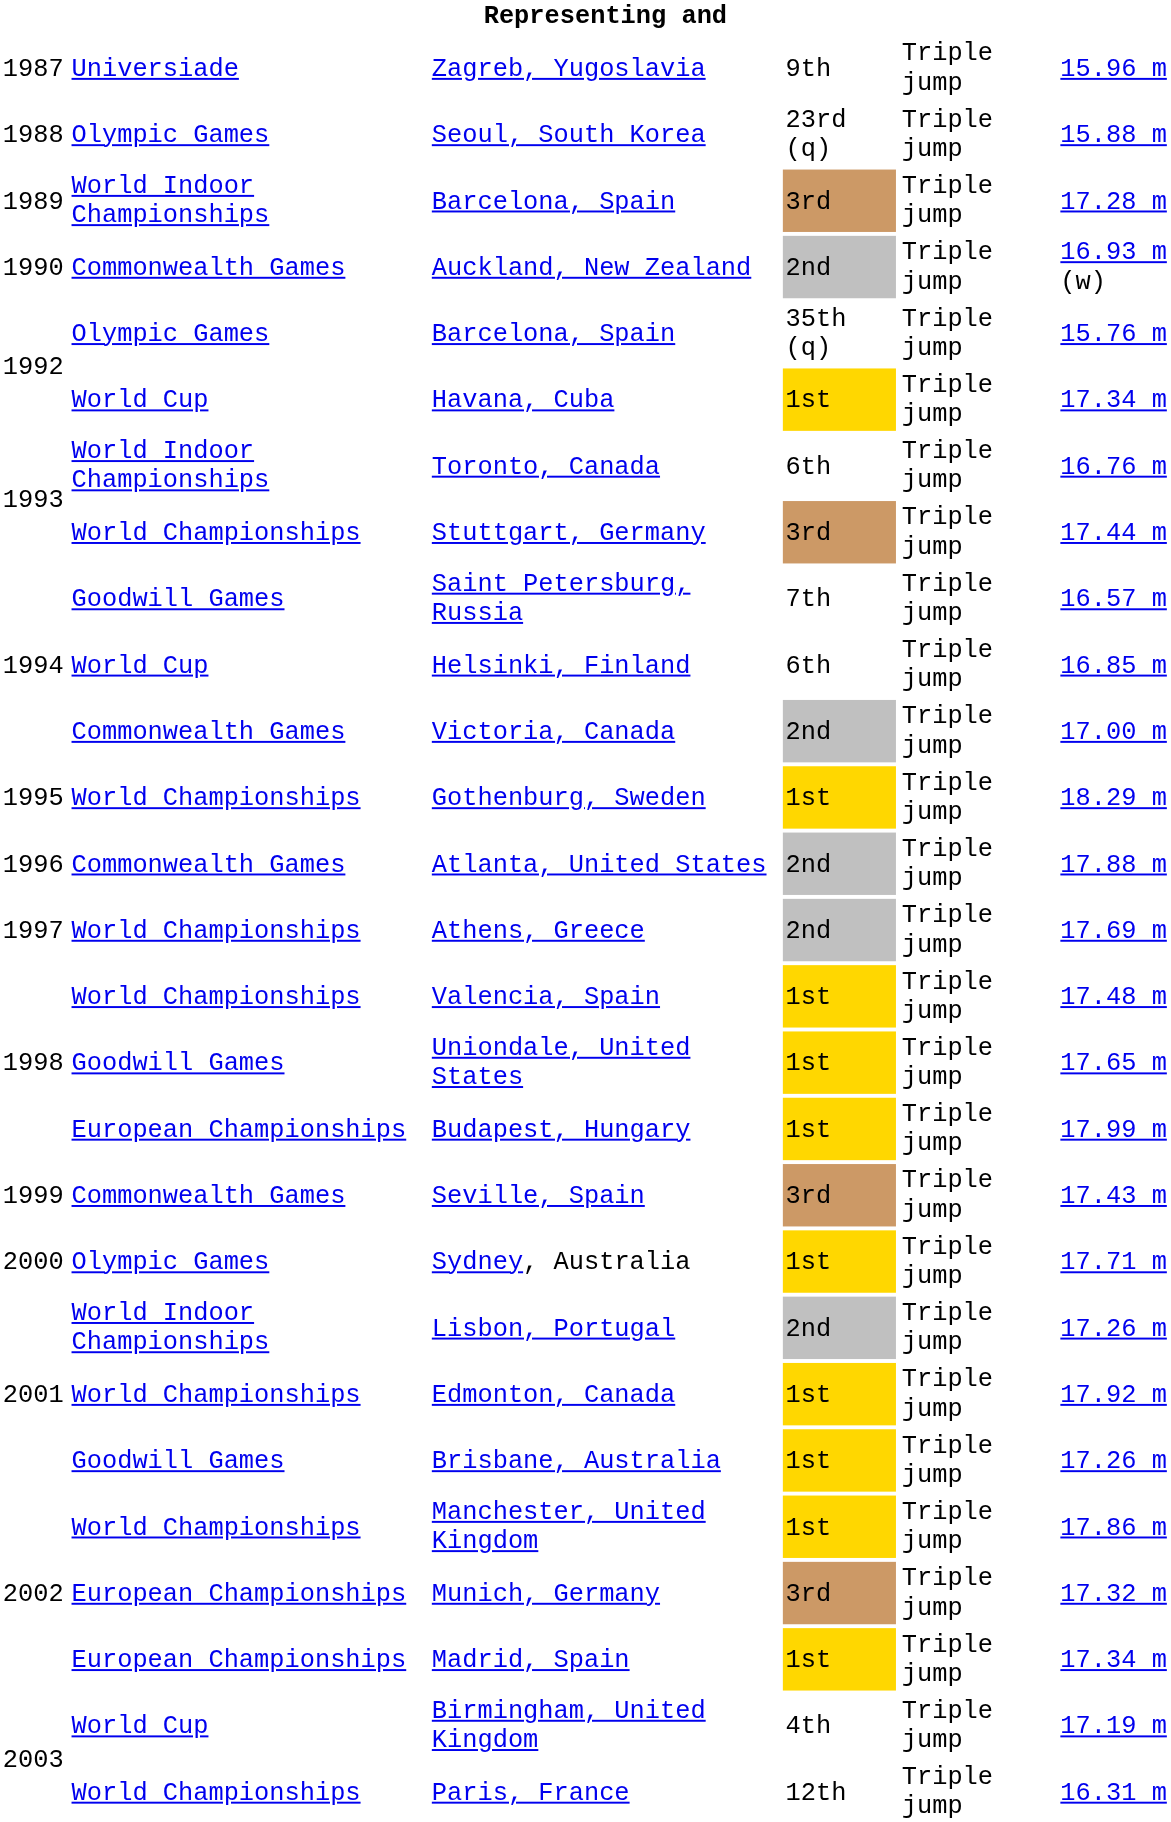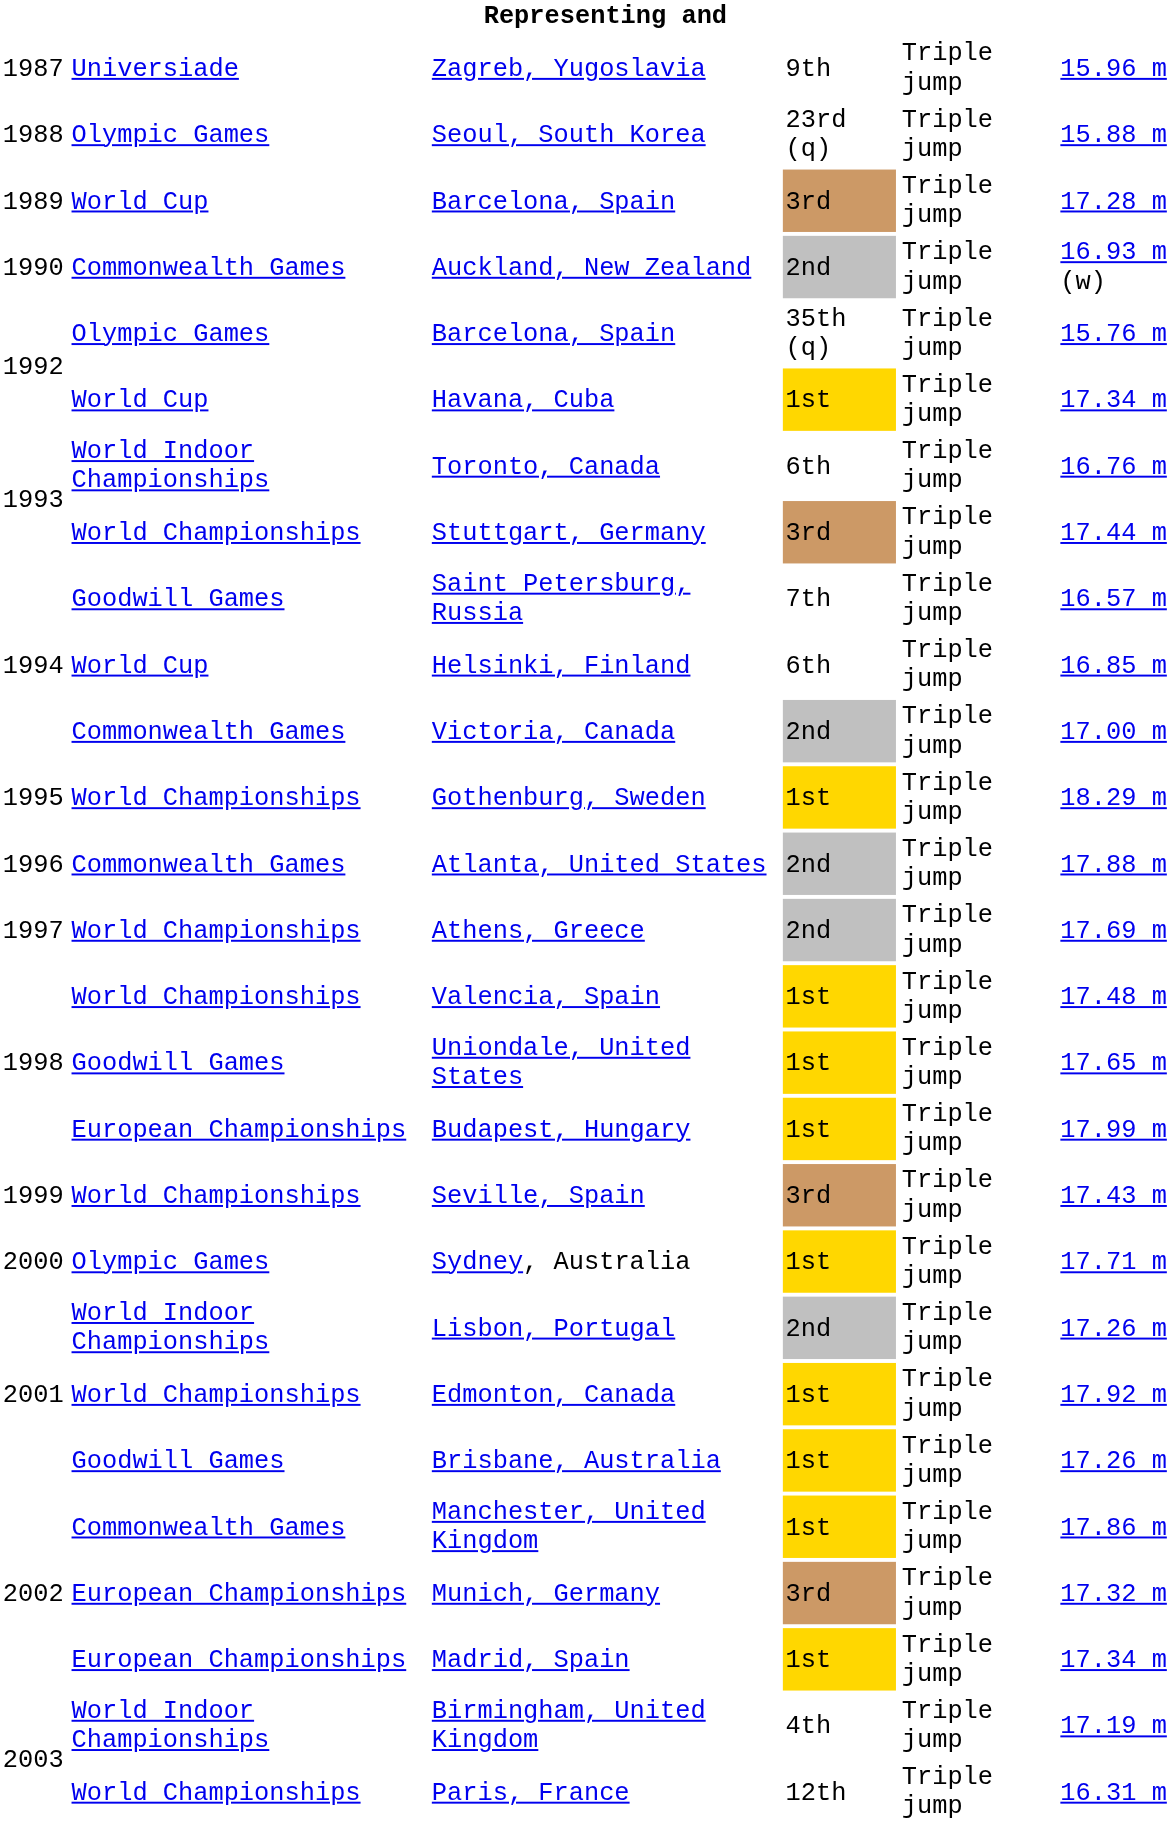(170, 201) World Indoor Championships -> (140, 201) World Cup
(208, 1195) Commonwealth Games -> (216, 1195) World Championships
(216, 1527) World Championships -> (208, 1527) Commonwealth Games
(140, 1726) World Cup -> (170, 1726) World Indoor Championships
